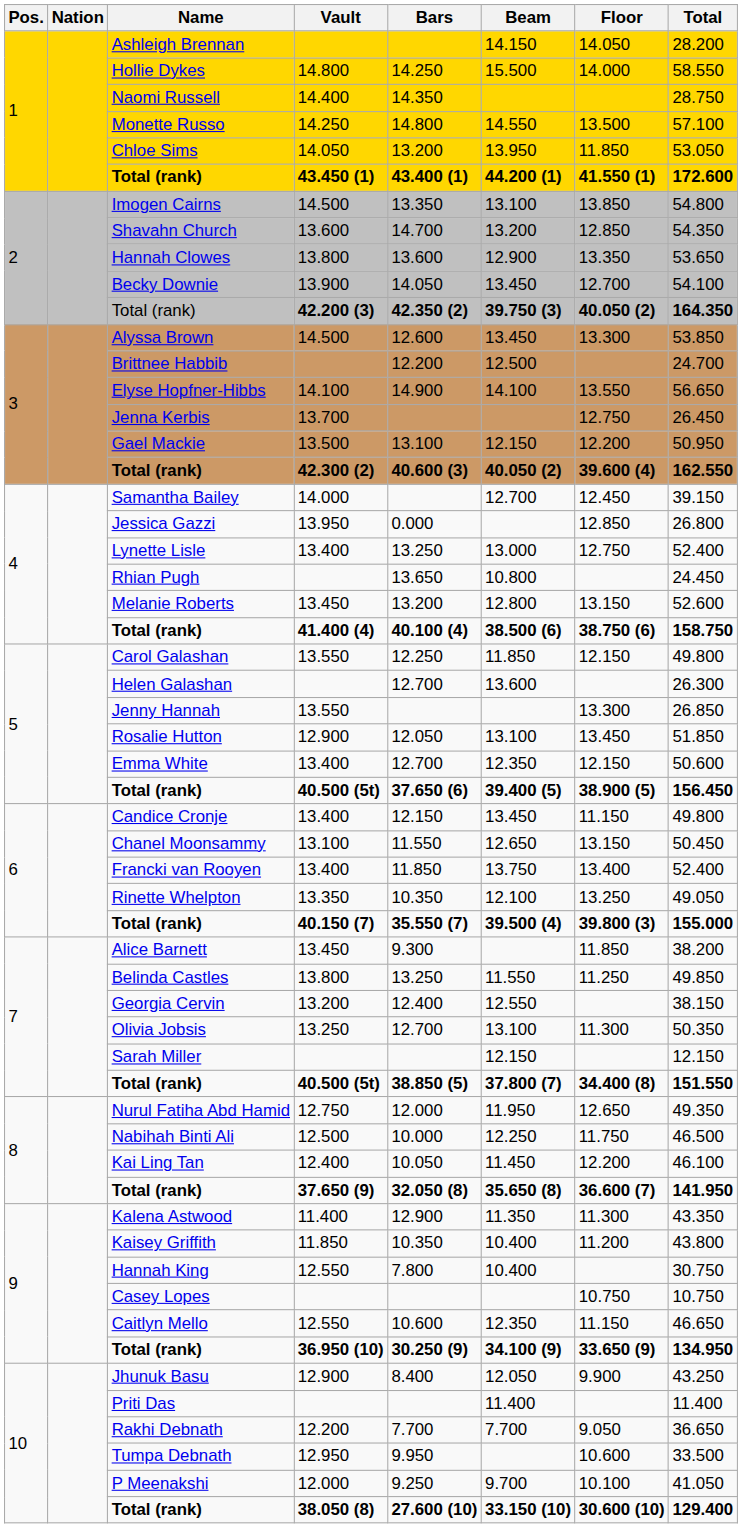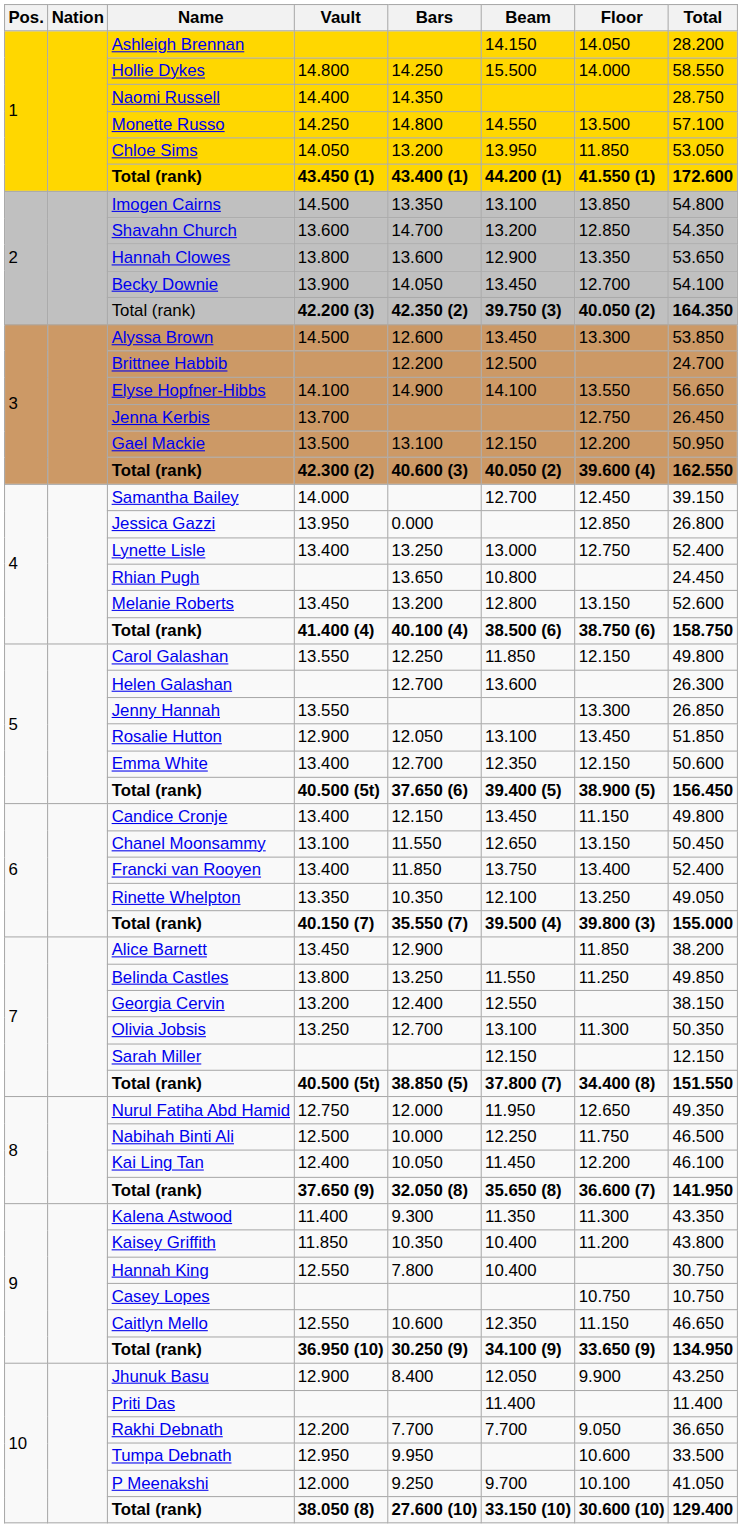(412, 950) 9.300 -> (417, 950) 12.900
(417, 1216) 12.900 -> (412, 1216) 9.300
